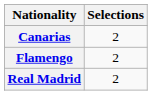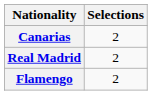rows swapped: (44, 79) <-> (44, 57)
